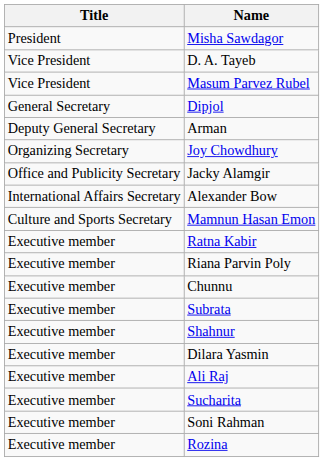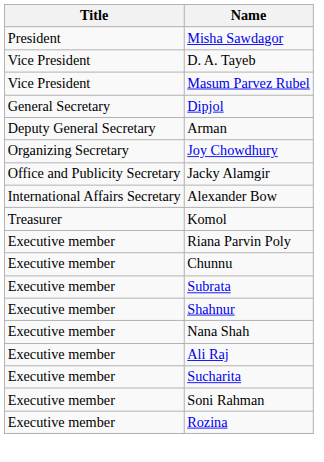- row: (251, 219)
+ row: (207, 219)
- row: (222, 241)
+ row: (218, 331)
- row: (228, 354)
